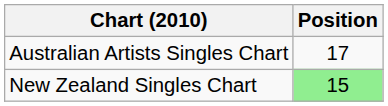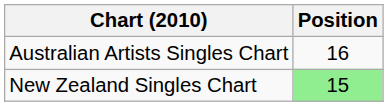(338, 52) 17 -> (338, 52) 16
